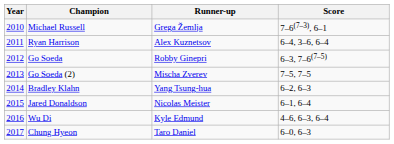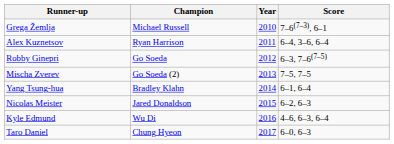columns swapped: (15, 12) <-> (215, 12)
(296, 89) 6–2, 6–3 -> (296, 89) 6–1, 6–4
(296, 103) 6–1, 6–4 -> (296, 103) 6–2, 6–3
